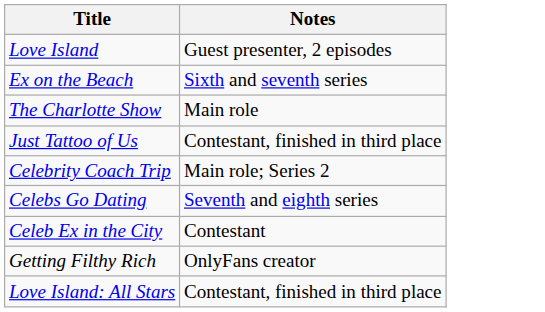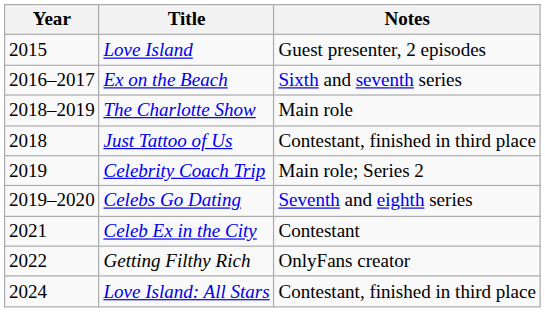+ column: (52, 19)
